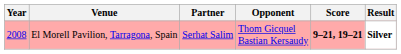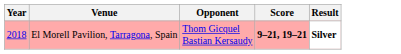- column: (208, 13)
(17, 35) 2008 -> (17, 35) 2018
